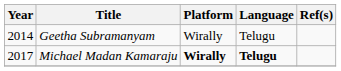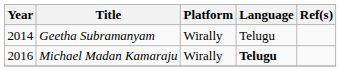(20, 55) 2017 -> (20, 55) 2016
(205, 55) bold -> (203, 55) normal
